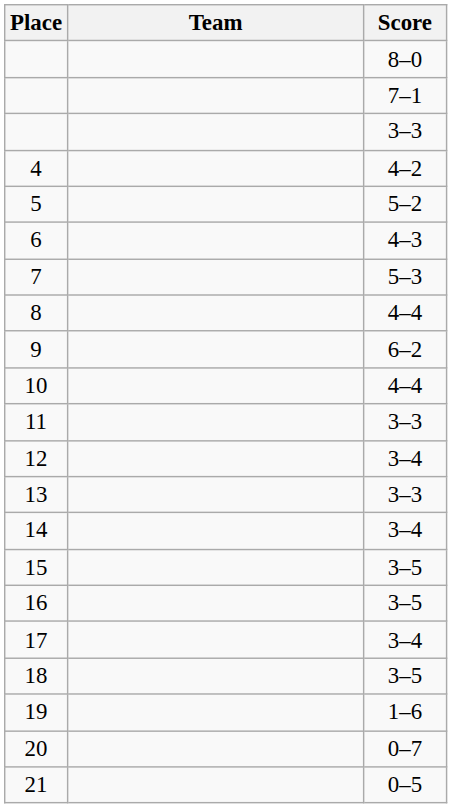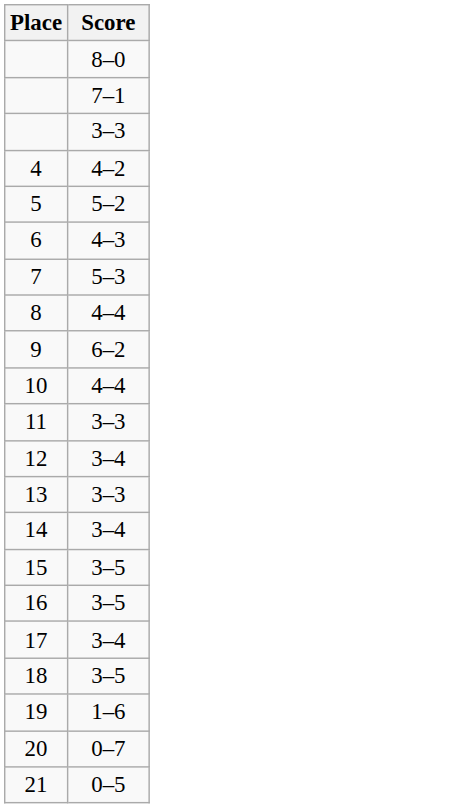- column: (216, 22)
